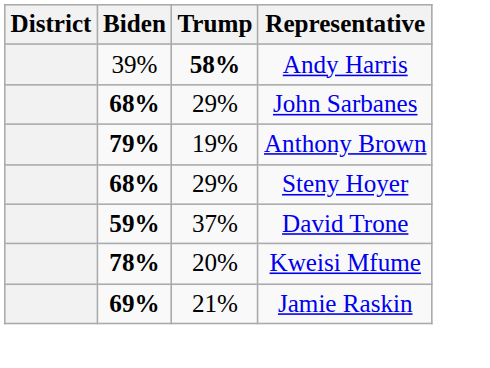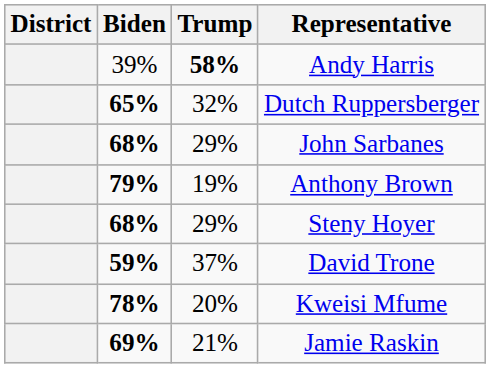+ row: (372, 104)
